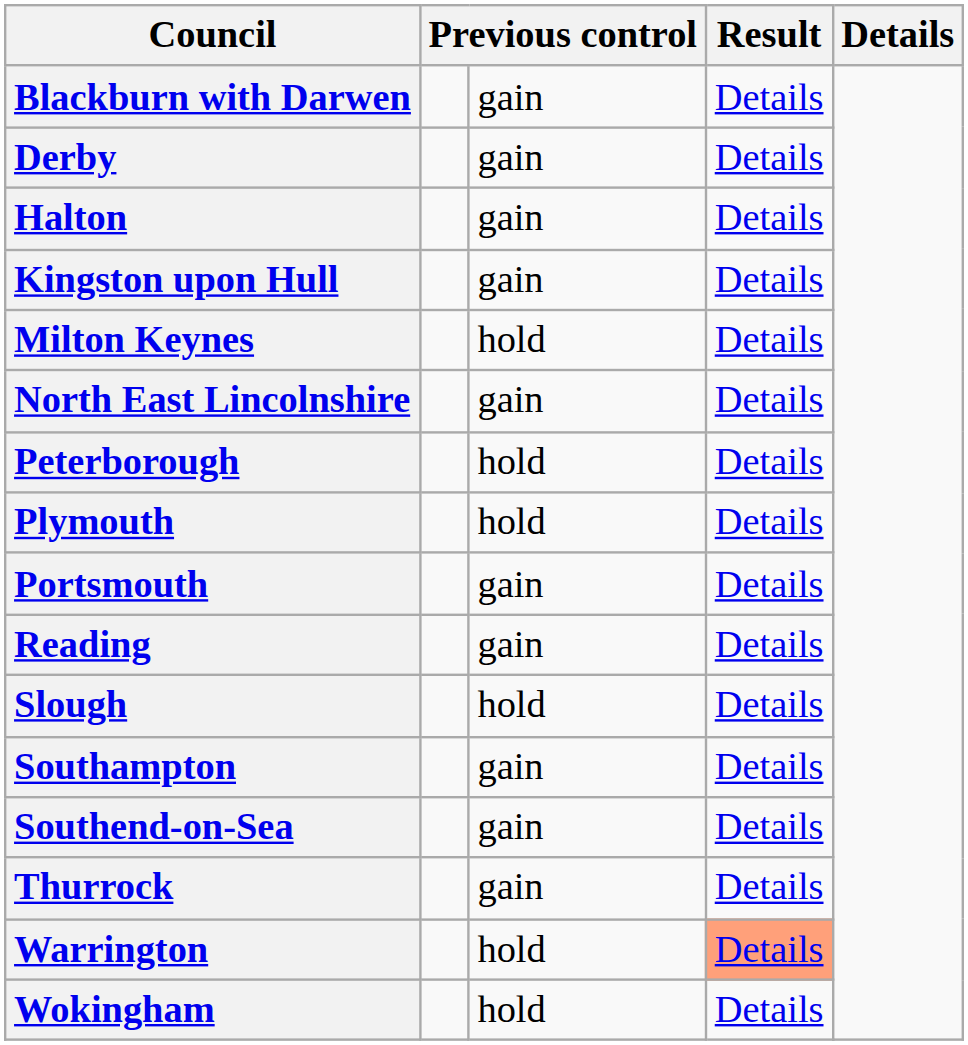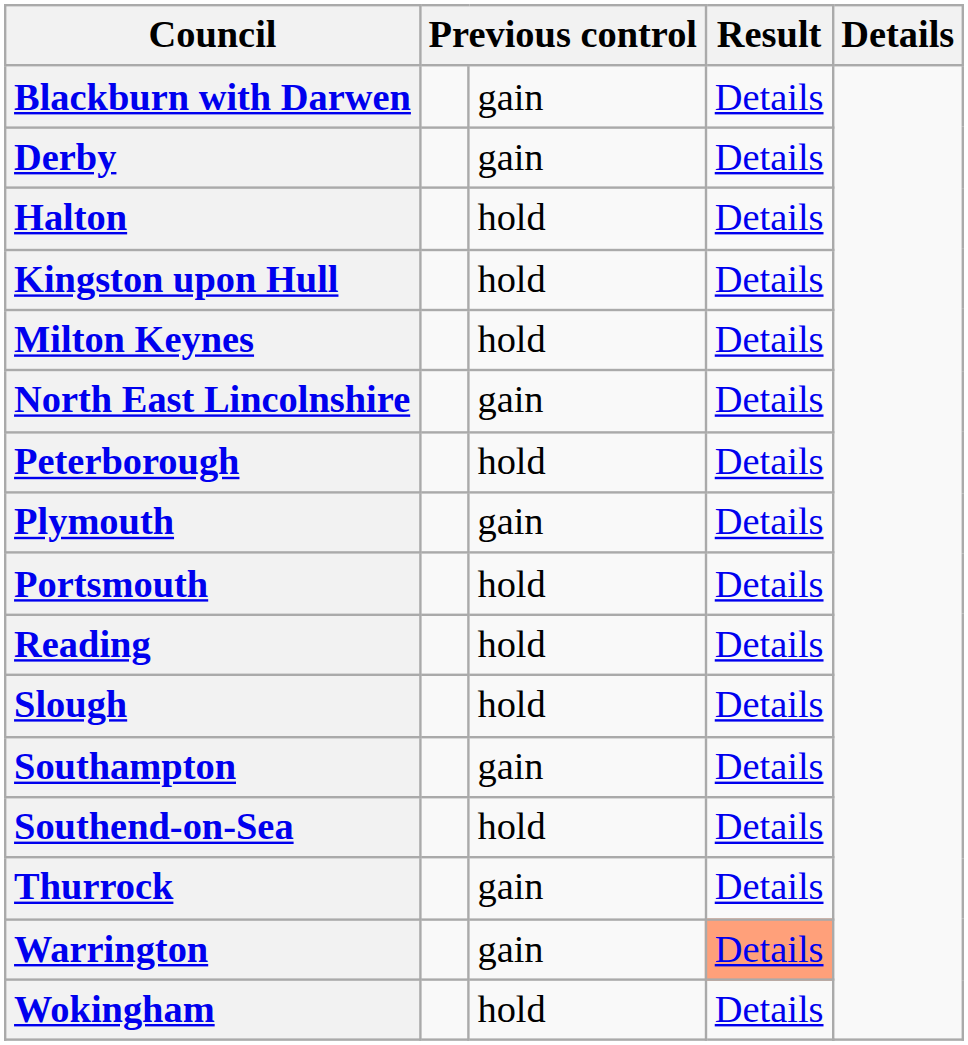(510, 217) gain -> (512, 217) hold
(510, 278) gain -> (512, 278) hold
(512, 522) hold -> (510, 522) gain
(510, 583) gain -> (512, 583) hold
(510, 643) gain -> (512, 643) hold
(510, 826) gain -> (512, 826) hold
(512, 948) hold -> (510, 948) gain
